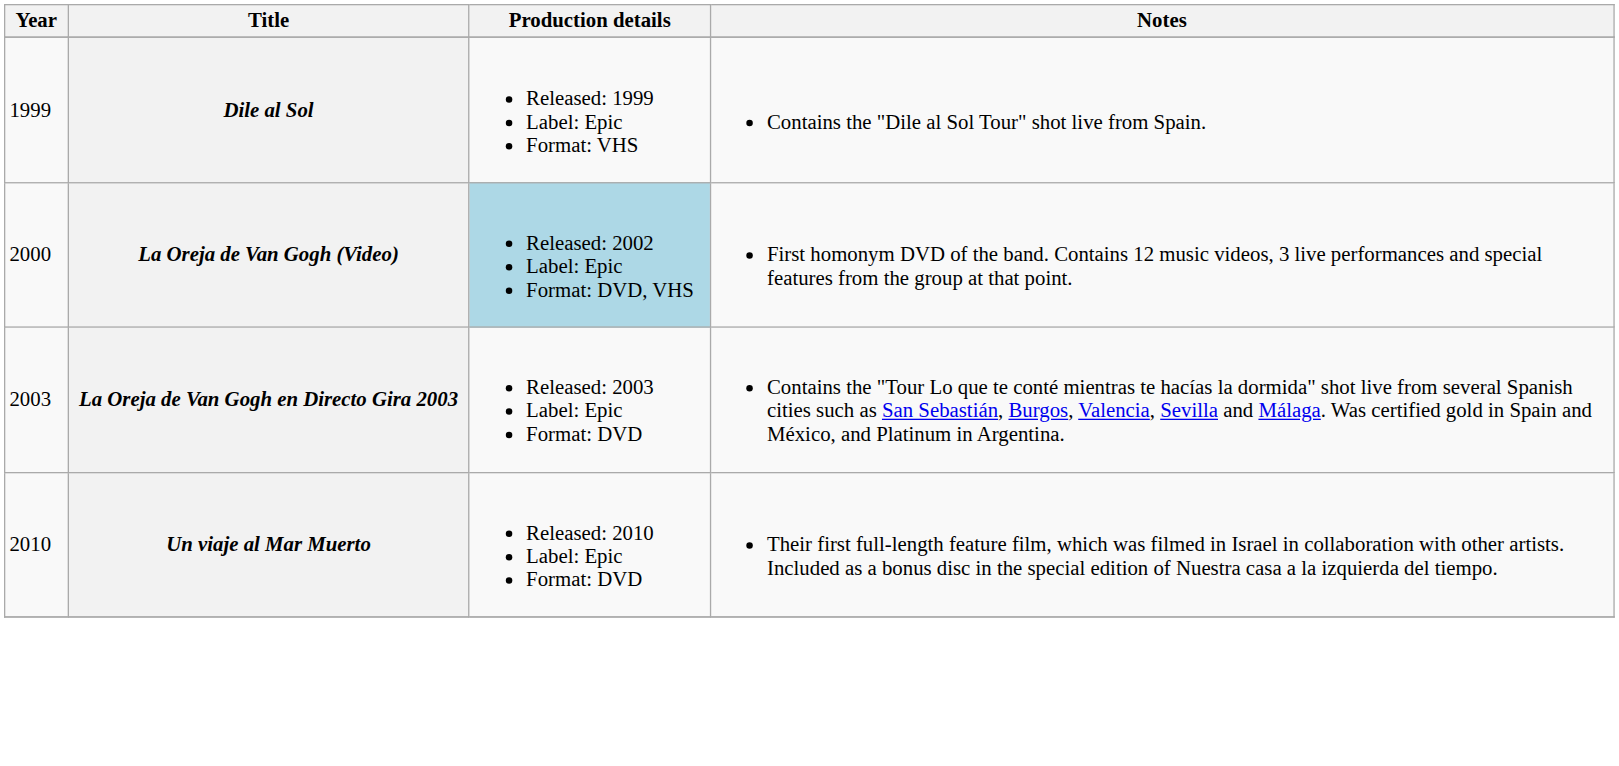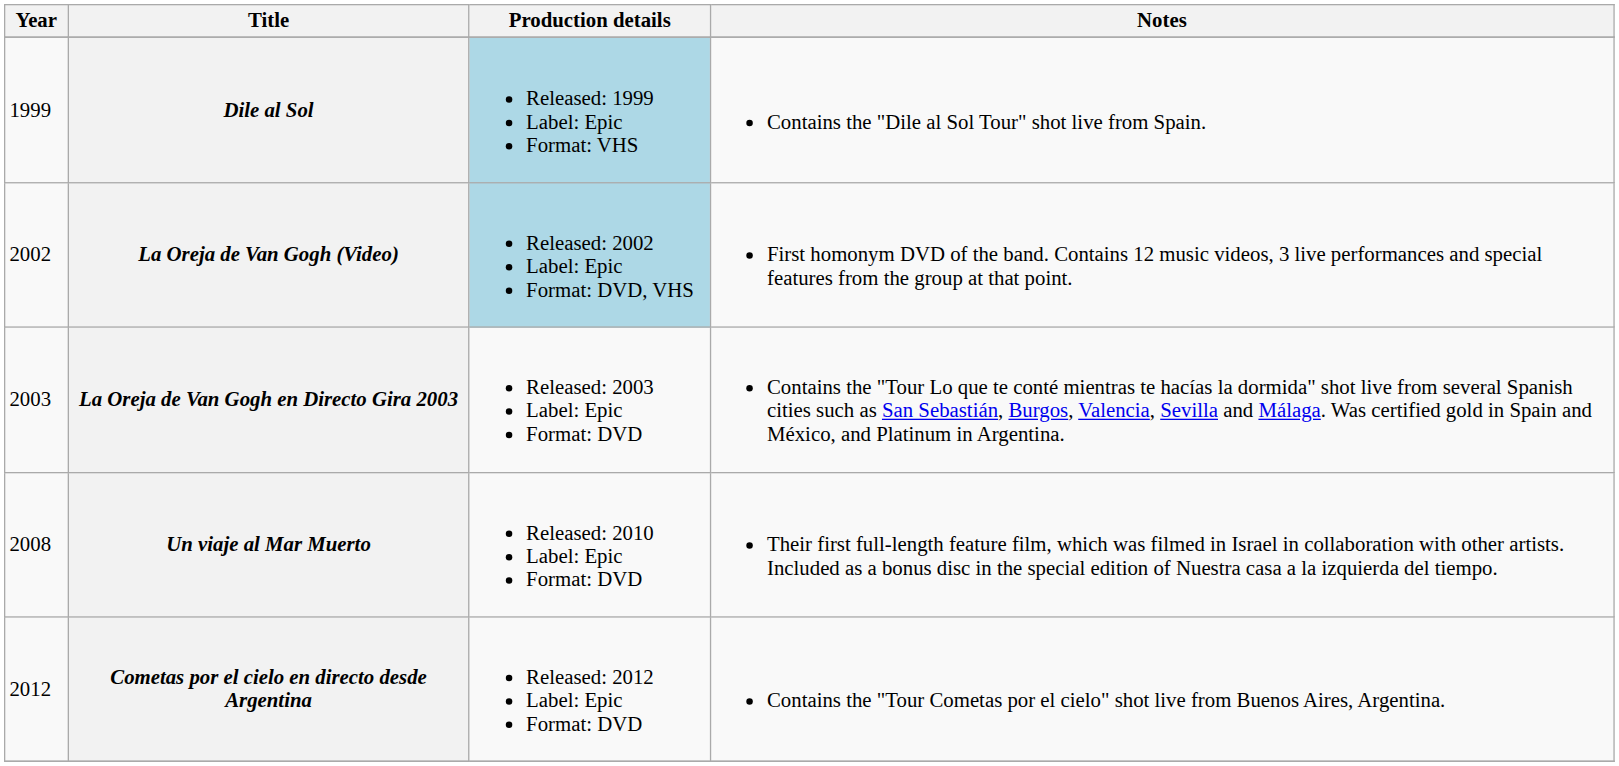(590, 122) no background -> (590, 122) lightblue background
(30, 254) 2000 -> (30, 254) 2002
(30, 544) 2010 -> (30, 544) 2008
+ row: (269, 689)
